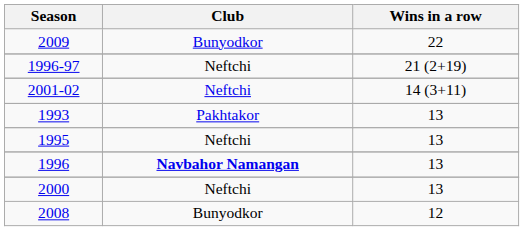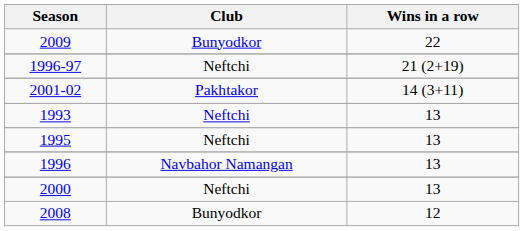(228, 90) Neftchi -> (227, 90) Pakhtakor
(228, 115) Pakhtakor -> (227, 115) Neftchi
(228, 164) bold -> (227, 164) normal
